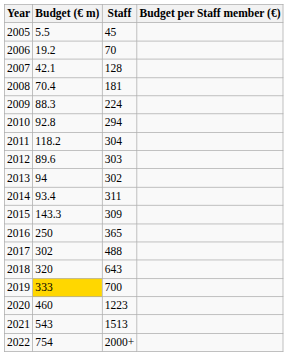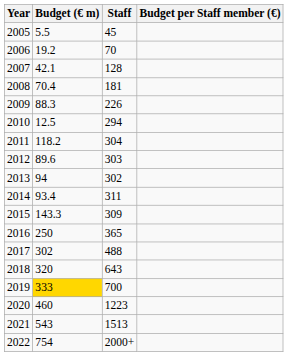(113, 104) 224 -> (113, 104) 226
(45, 123) 92.8 -> (45, 123) 12.5
